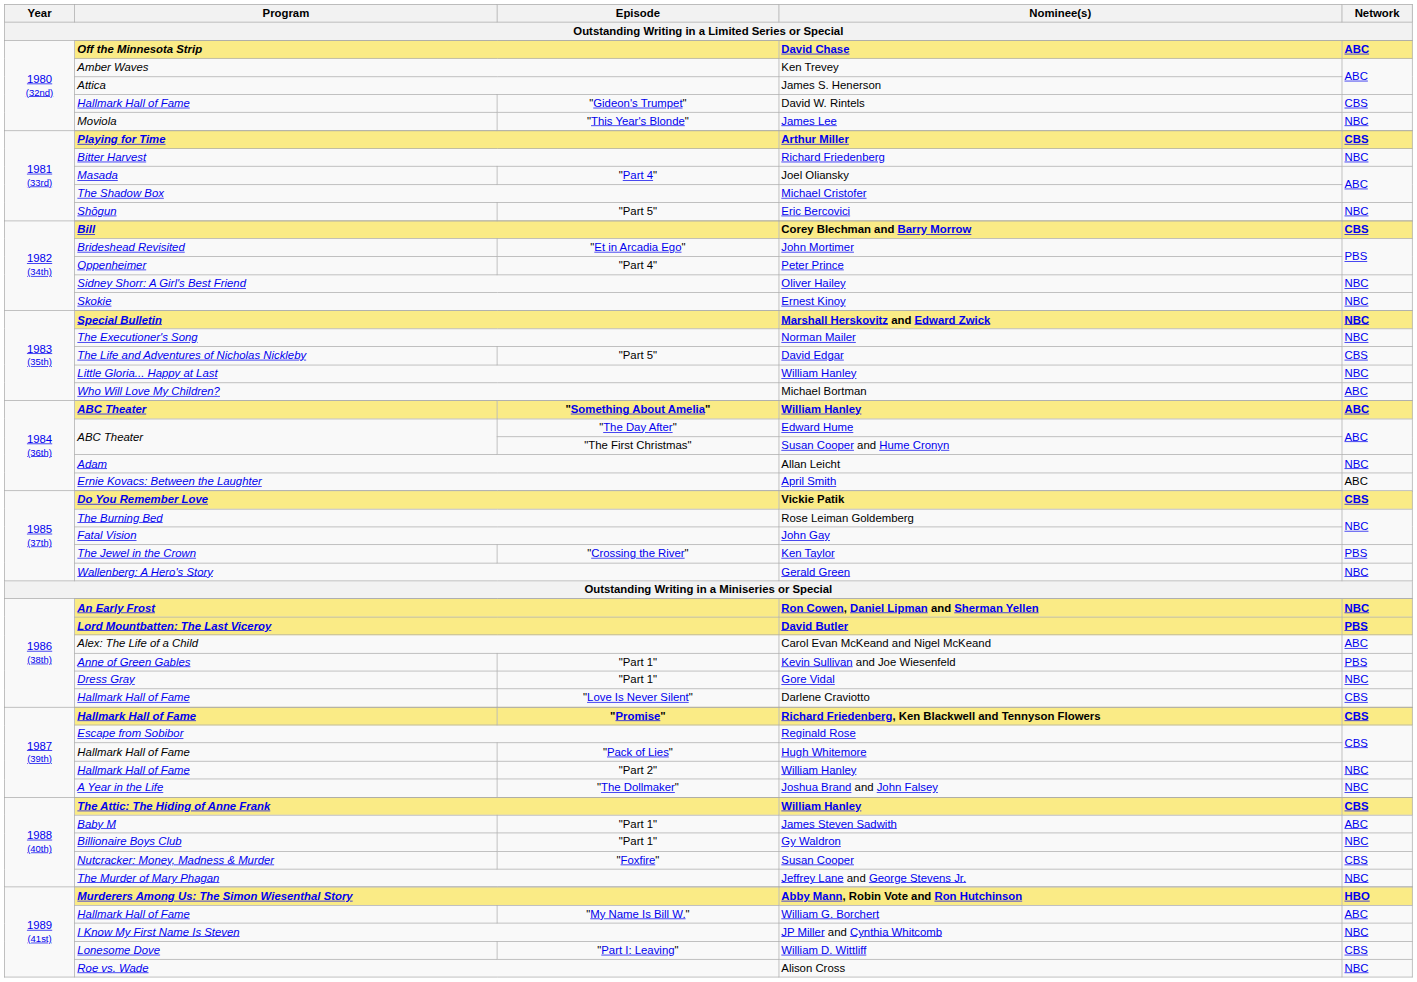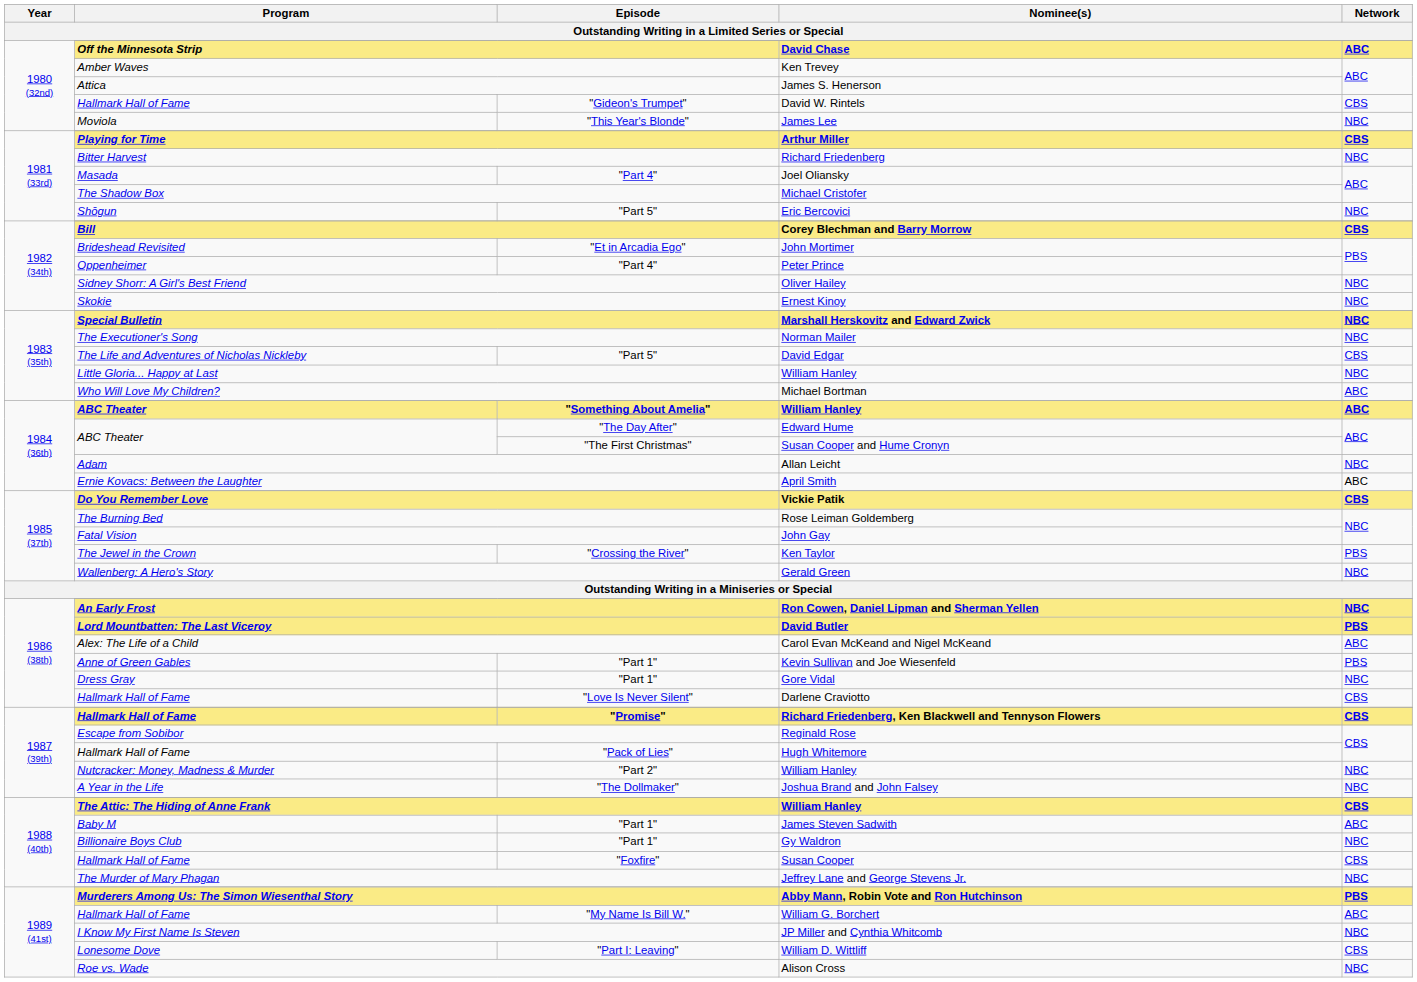(134, 770) Hallmark Hall of Fame -> (176, 770) Nutcracker: Money, Madness & Murder
(176, 860) Nutcracker: Money, Madness & Murder -> (134, 860) Hallmark Hall of Fame
(1357, 896) HBO -> (1356, 896) PBS
